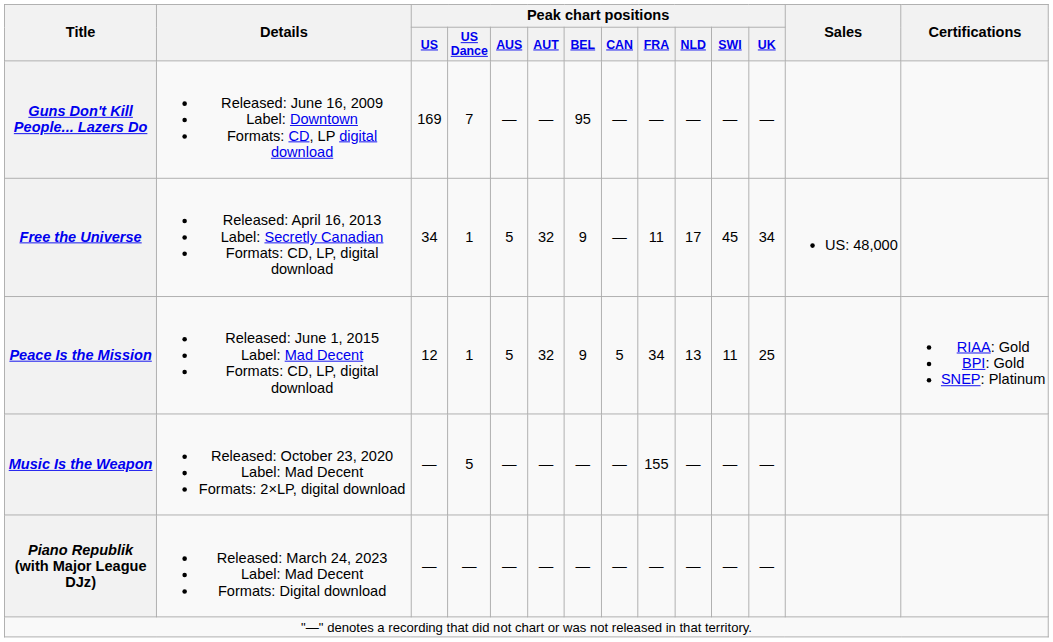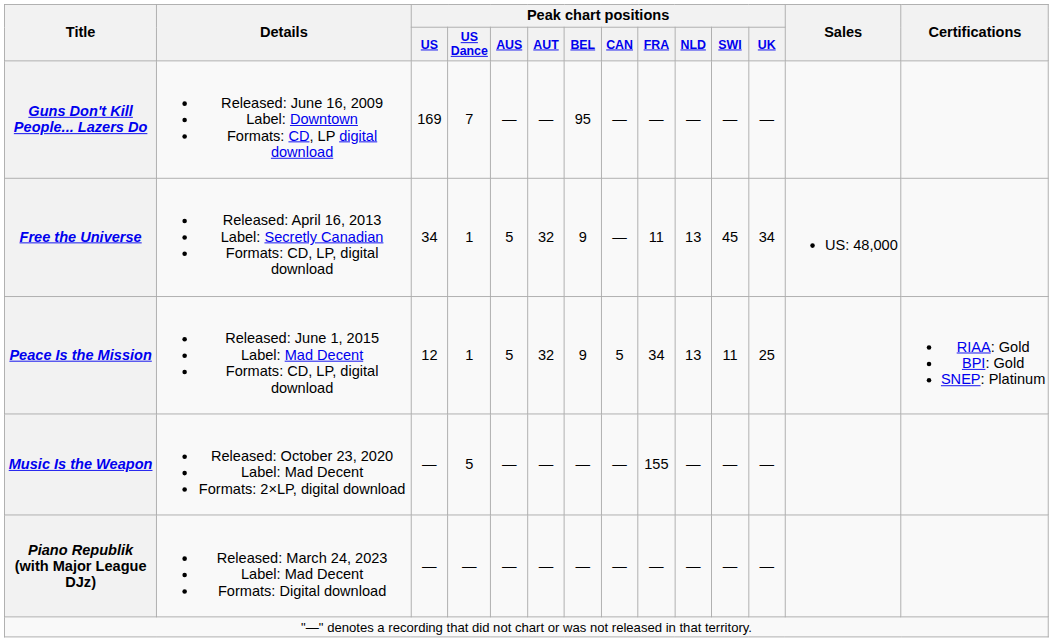(693, 237) 17 -> (693, 237) 13
